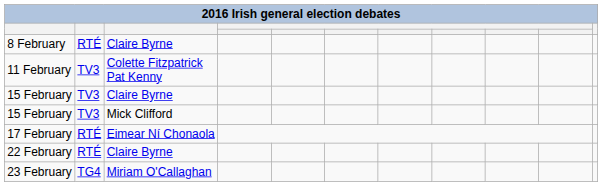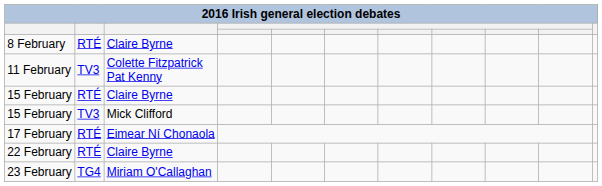(88, 95) TV3 -> (89, 95) RTÉ
